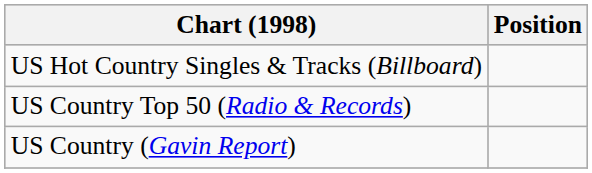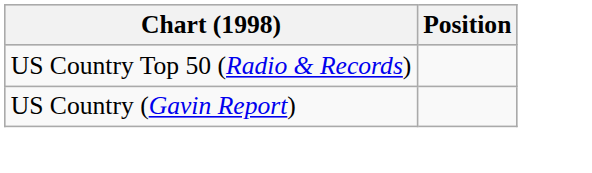- row: (246, 65)
